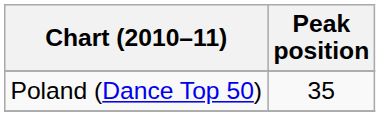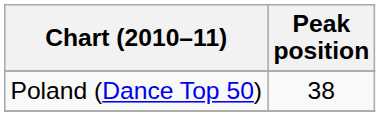(321, 90) 35 -> (321, 90) 38
